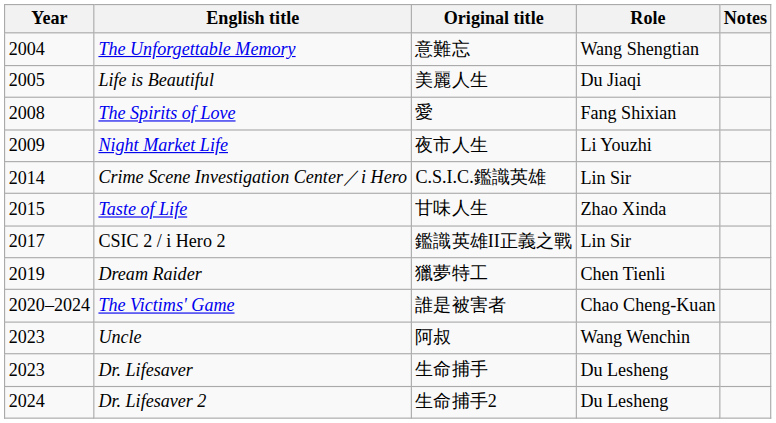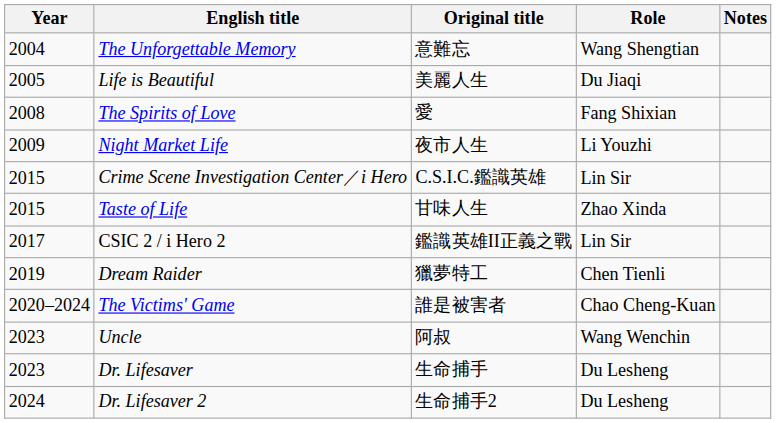(27, 177) 2014 -> (27, 177) 2015
